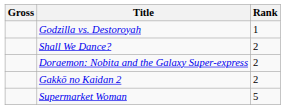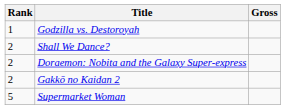columns swapped: (265, 12) <-> (21, 12)
